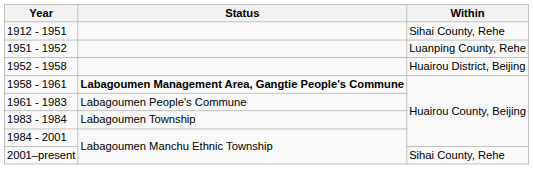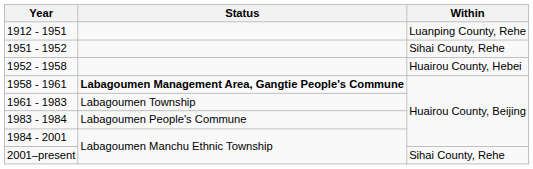(457, 31) Sihai County, Rehe -> (468, 31) Luanping County, Rehe
(468, 48) Luanping County, Rehe -> (457, 48) Sihai County, Rehe
(467, 66) Huairou District, Beijing -> (465, 66) Huairou County, Hebei
(164, 102) Labagoumen People's Commune -> (138, 102) Labagoumen Township
(138, 119) Labagoumen Township -> (164, 119) Labagoumen People's Commune
